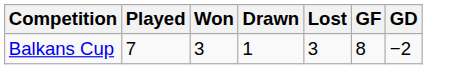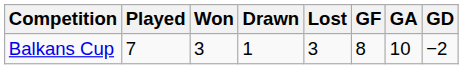+ column: (404, 19)
